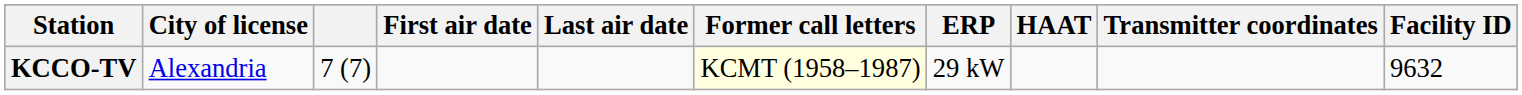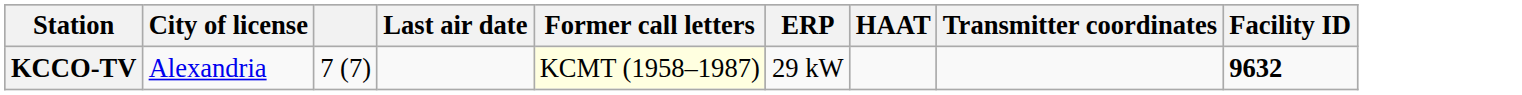- column: (458, 25)
(1417, 67) normal -> (1256, 67) bold
